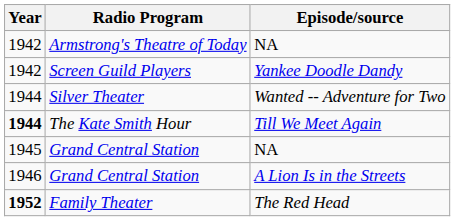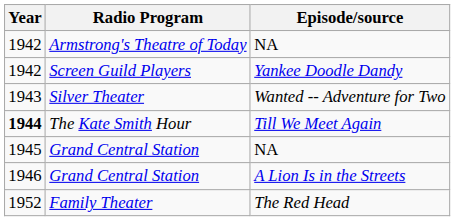(25, 96) 1944 -> (25, 96) 1943
(25, 202) bold -> (25, 202) normal
